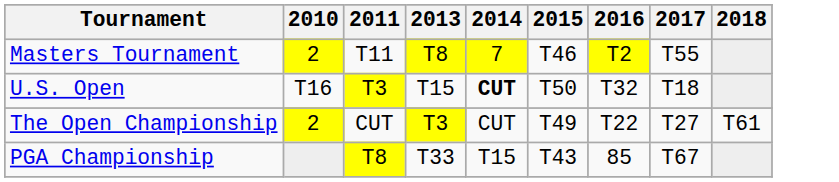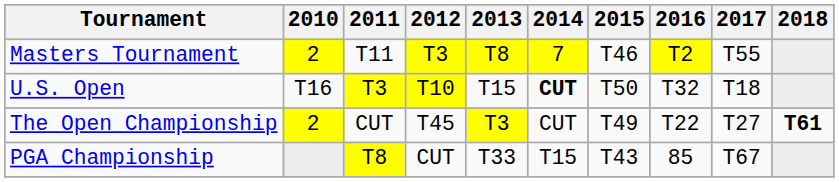+ column: (436, 22)
(742, 125) normal -> (803, 125) bold
